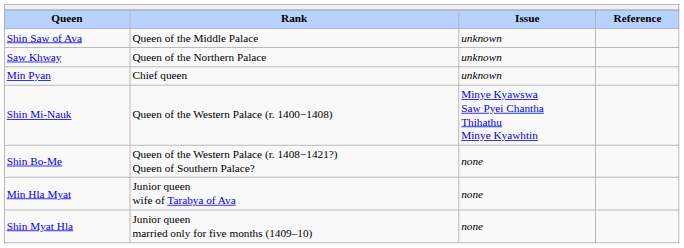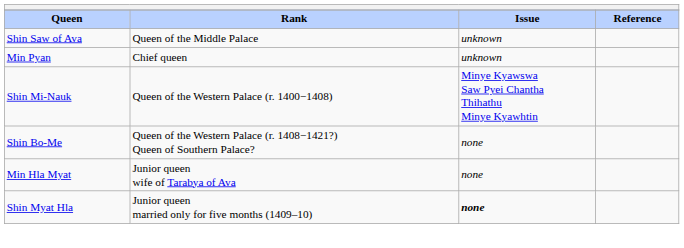- row: (34, 57)
(472, 226) normal -> (473, 207) bold
